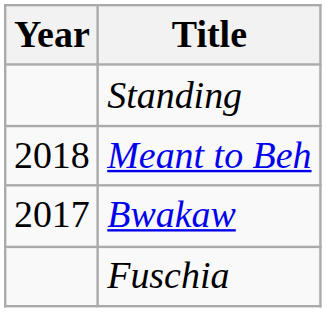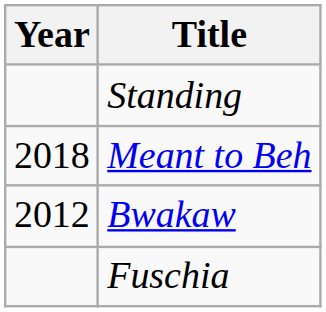(52, 214) 2017 -> (52, 214) 2012
